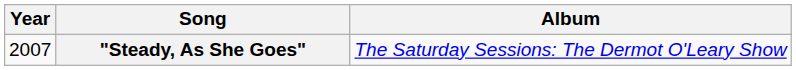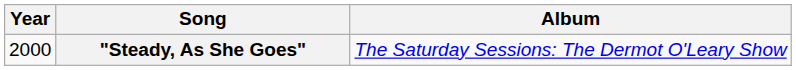(30, 49) 2007 -> (30, 49) 2000
